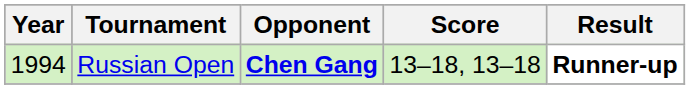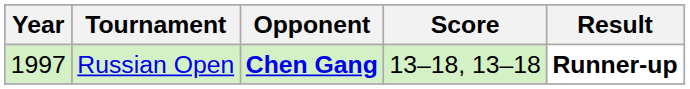(38, 64) 1994 -> (38, 64) 1997
